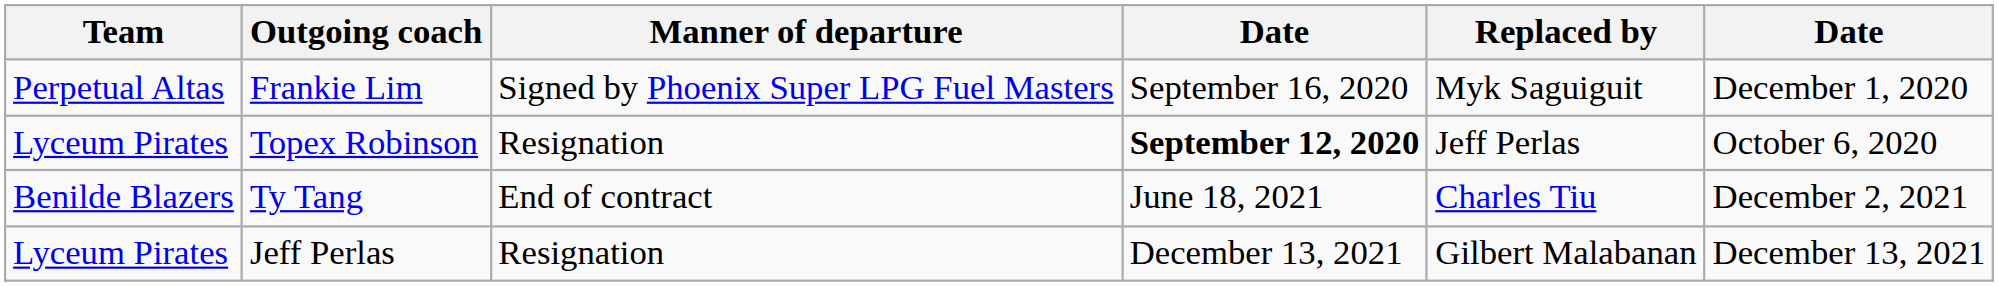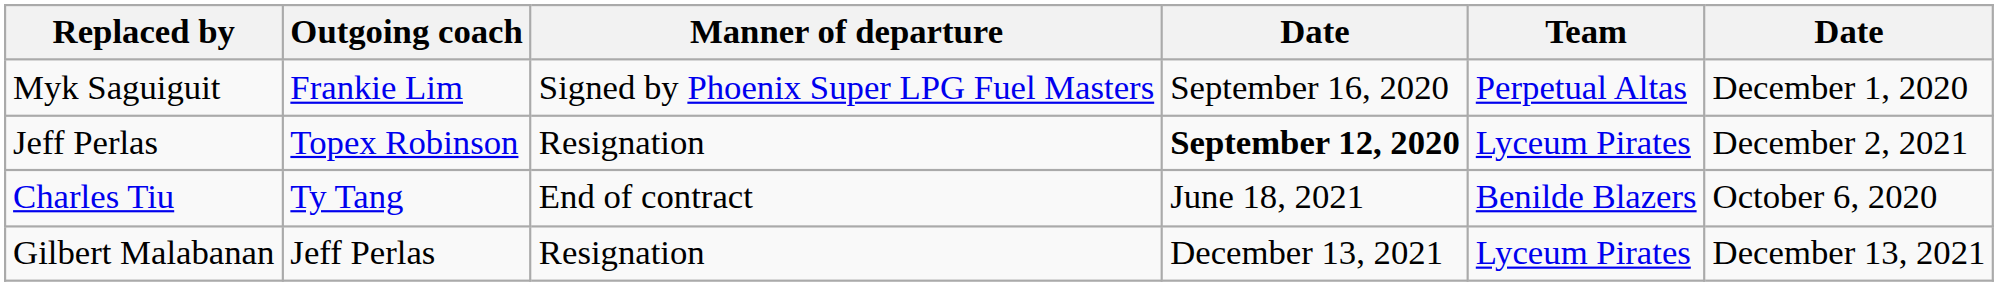columns swapped: (123, 32) <-> (1566, 32)
(1825, 142) October 6, 2020 -> (1840, 142) December 2, 2021
(1840, 197) December 2, 2021 -> (1825, 197) October 6, 2020
